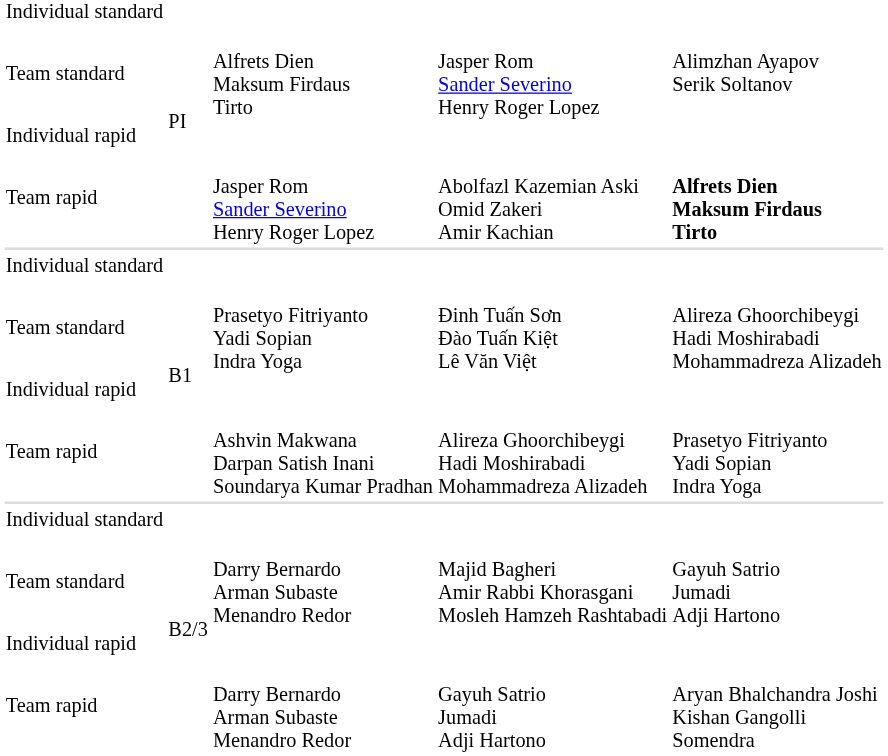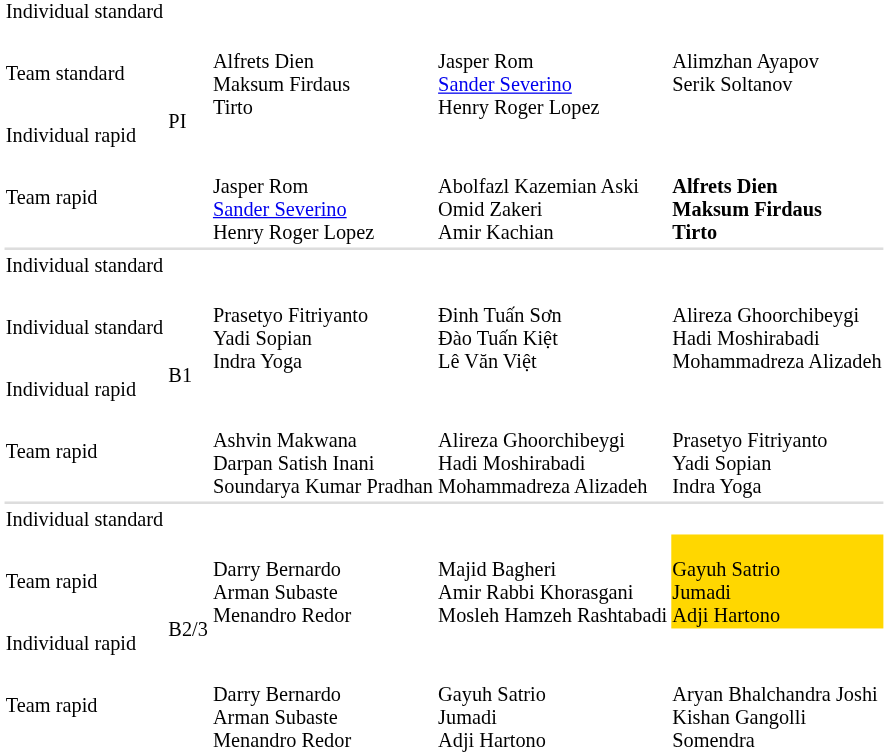(65, 327) Team standard -> (85, 327) Individual standard
(65, 581) Team standard -> (52, 581) Team rapid
(726, 592) no background -> (726, 592) gold background
